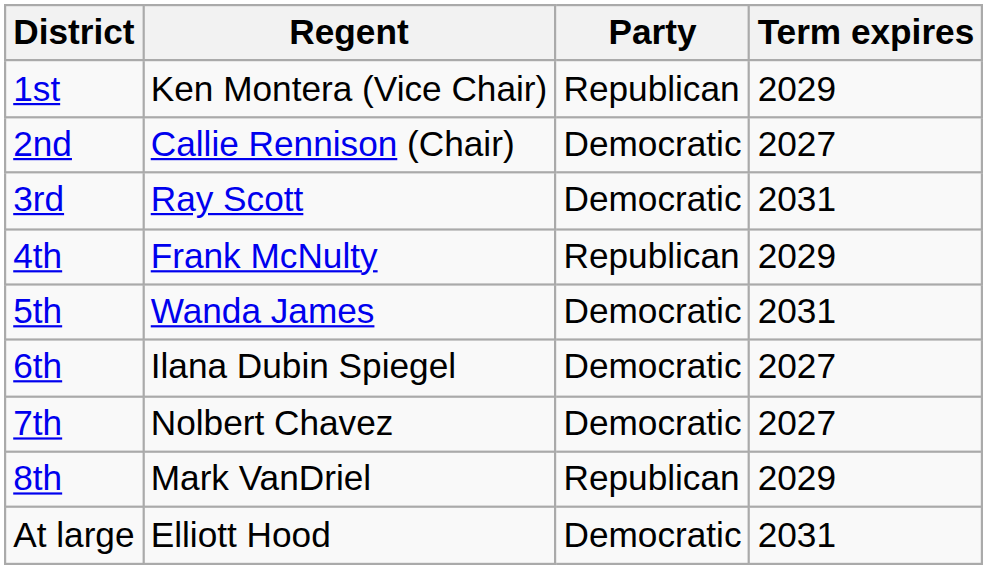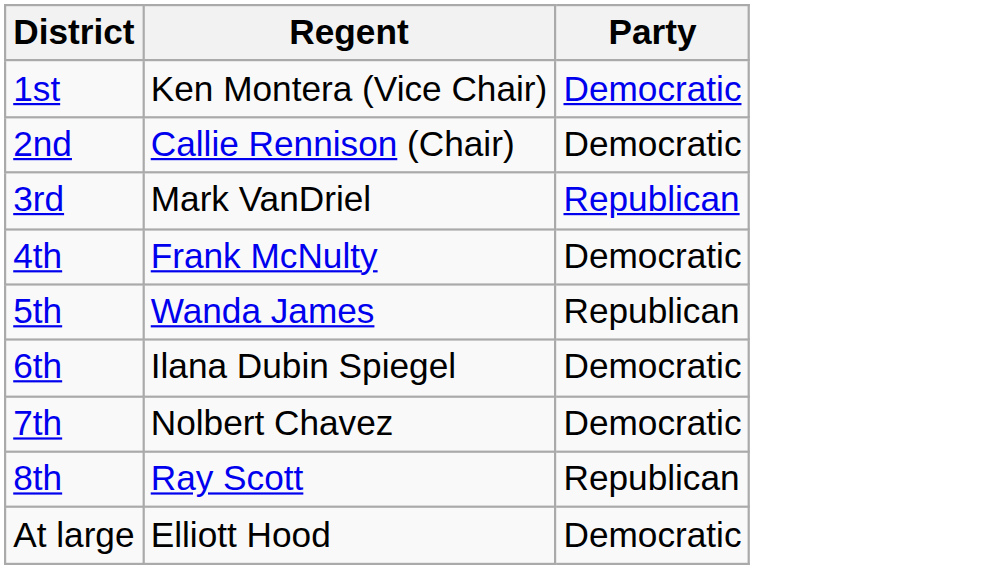- column: (866, 32)
(652, 88) Republican -> (652, 88) Democratic
(227, 199) Ray Scott -> (261, 199) Mark VanDriel
(652, 199) Democratic -> (652, 199) Republican
(652, 255) Republican -> (652, 255) Democratic
(652, 311) Democratic -> (652, 311) Republican
(261, 479) Mark VanDriel -> (227, 479) Ray Scott
